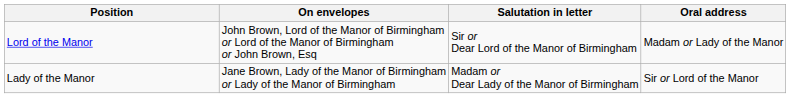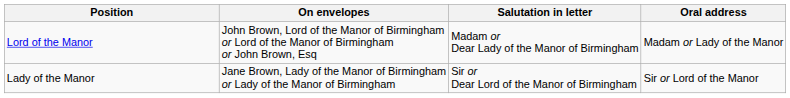(544, 42) Sir or Dear Lord of the Manor of Birmingham -> (545, 42) Madam or Dear Lady of the Manor of Birmingham
(545, 78) Madam or Dear Lady of the Manor of Birmingham -> (544, 78) Sir or Dear Lord of the Manor of Birmingham
